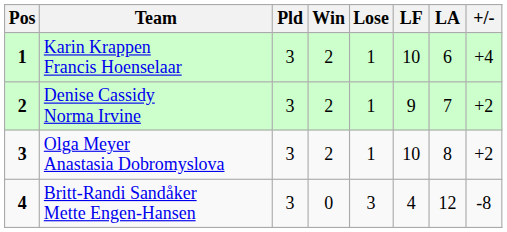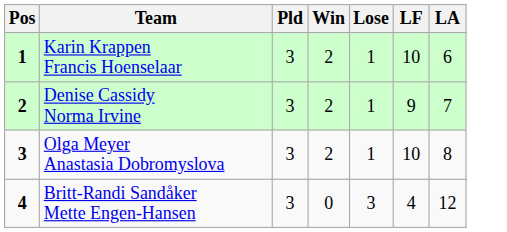- column: (484, 18)
